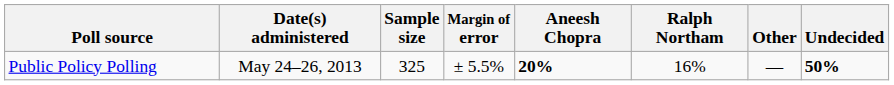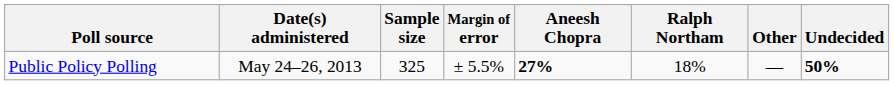(536, 65) 20% -> (536, 65) 27%
(690, 65) 16% -> (690, 65) 18%
